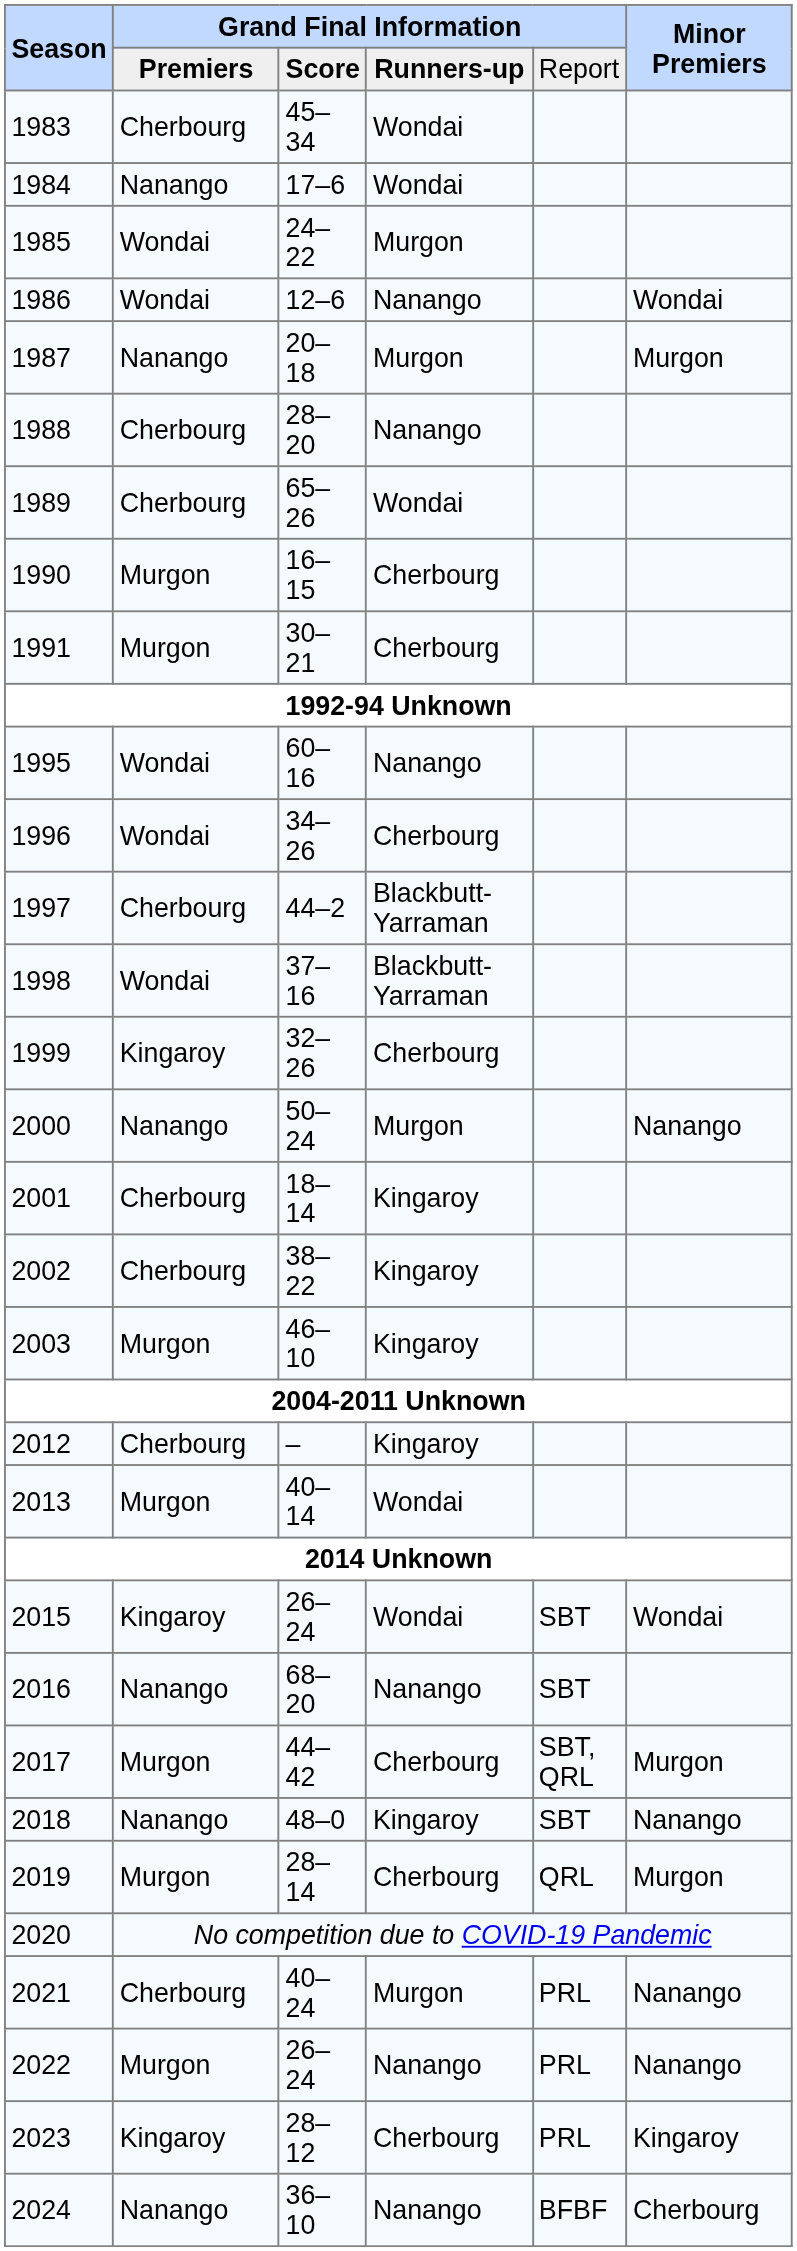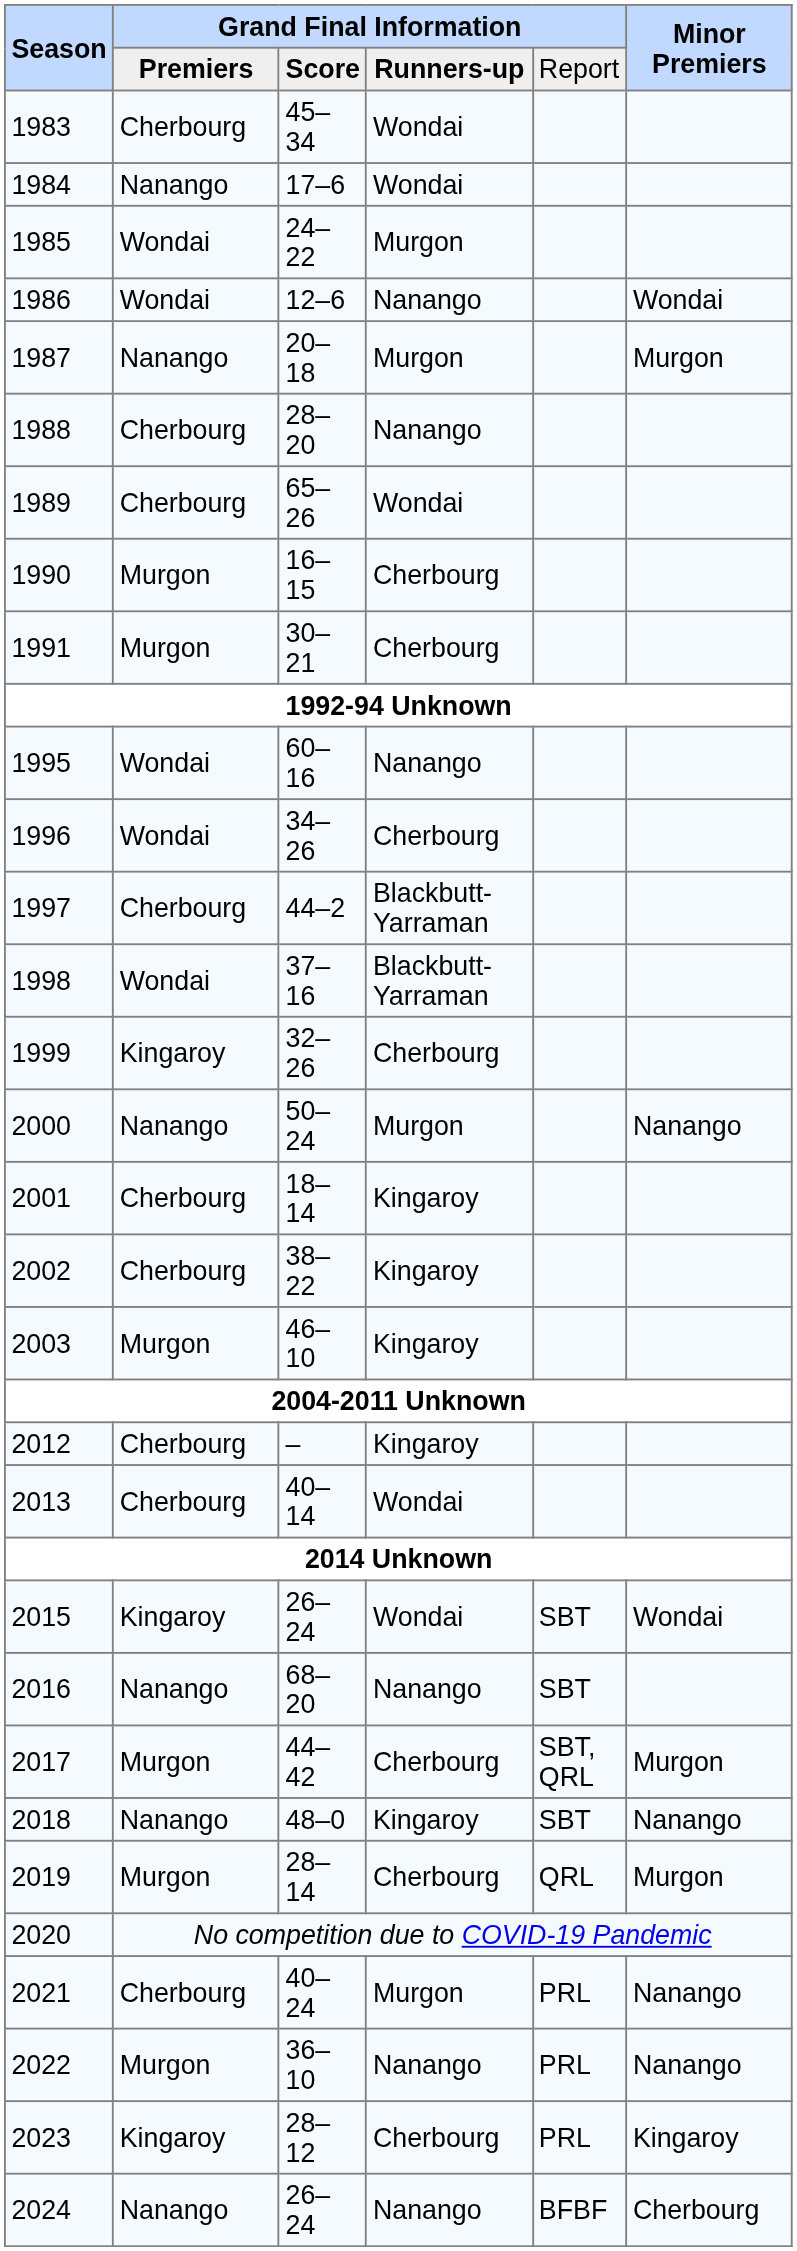(165, 1501) Murgon -> (183, 1501) Cherbourg
(308, 2065) 26–24 -> (308, 2065) 36–10
(308, 2210) 36–10 -> (308, 2210) 26–24
